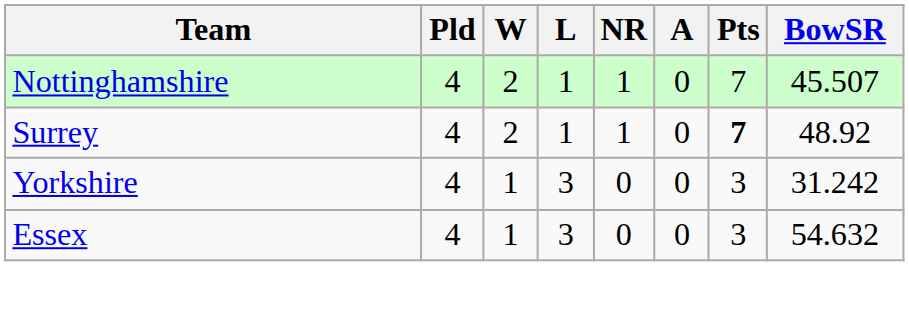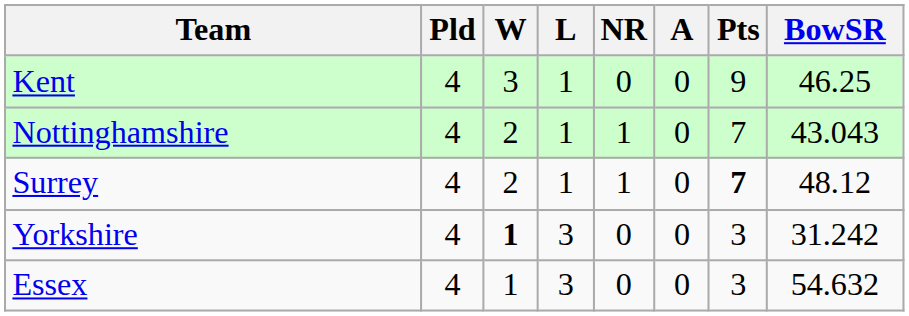+ row: (44, 81)
(835, 81) 45.507 -> (835, 132) 43.043
(835, 132) 48.92 -> (835, 183) 48.12
(511, 183) normal -> (511, 234) bold
